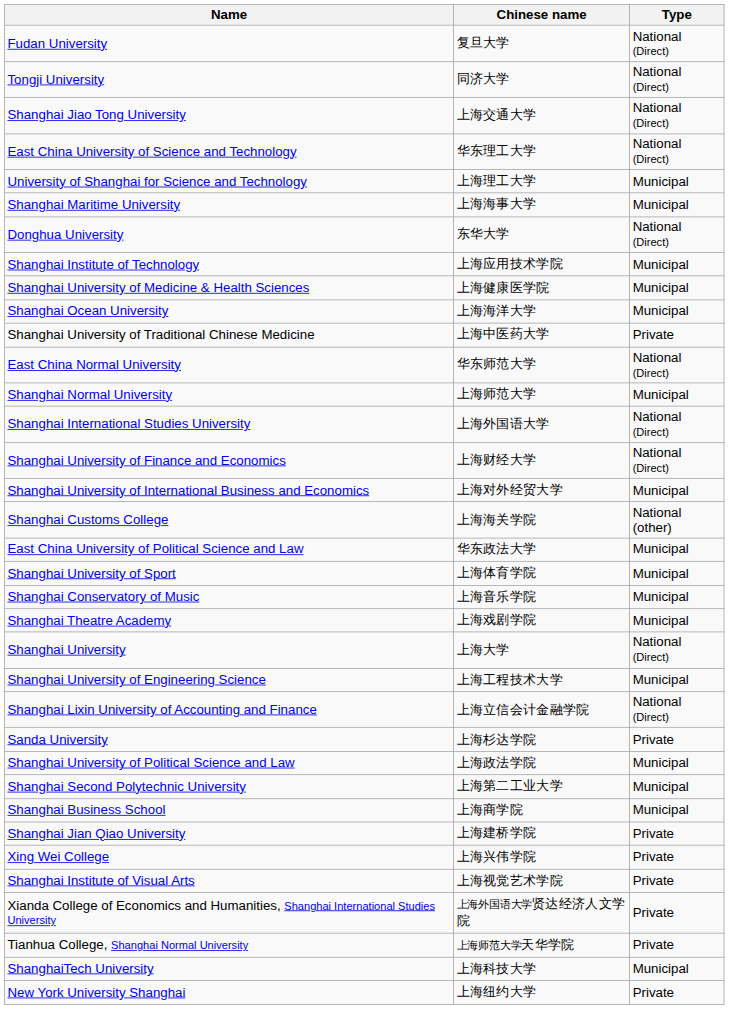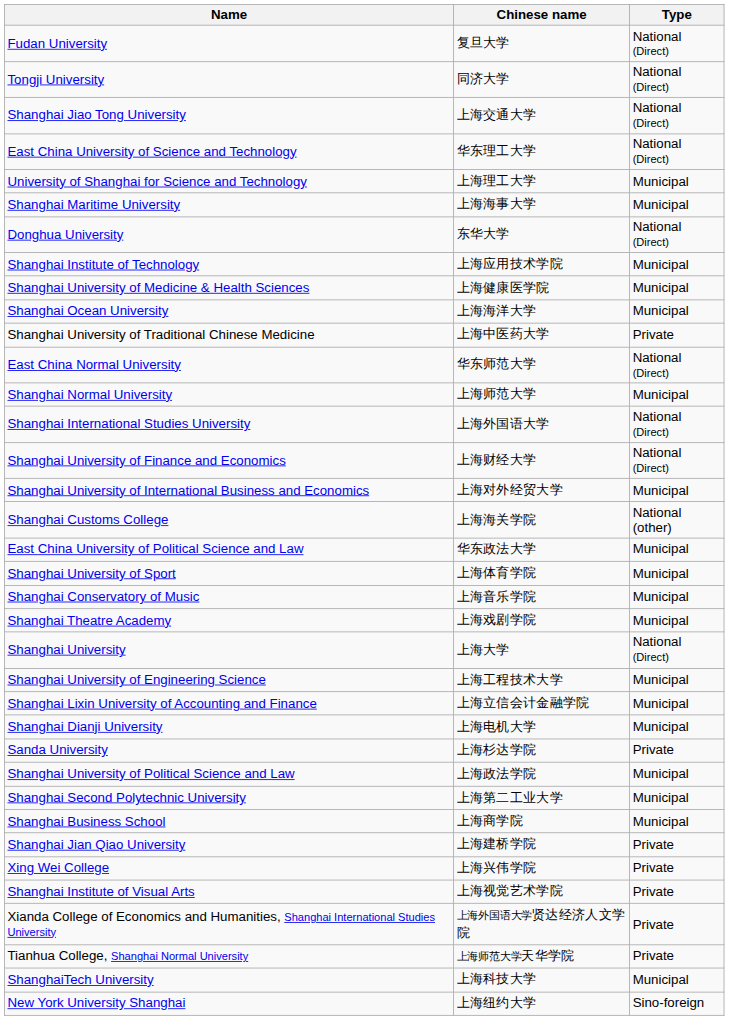(657, 709) National (Direct) -> (661, 703) Municipal
+ row: (85, 727)
(653, 992) Private -> (668, 1003) Sino-foreign
